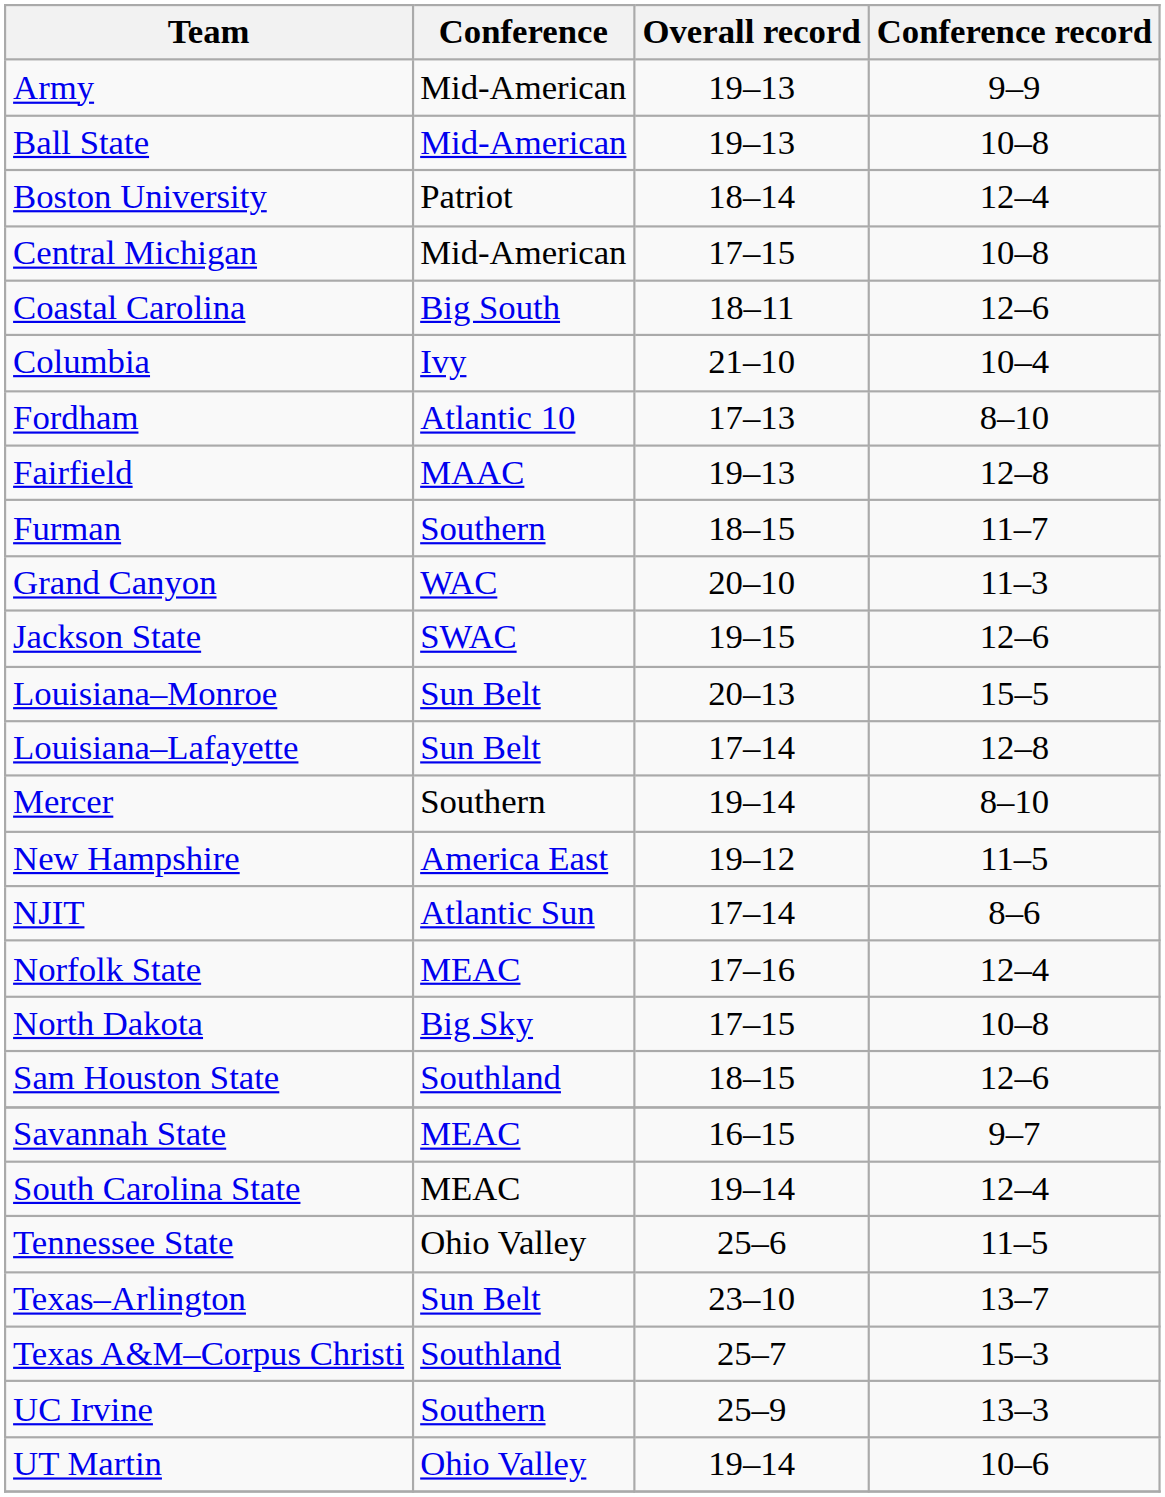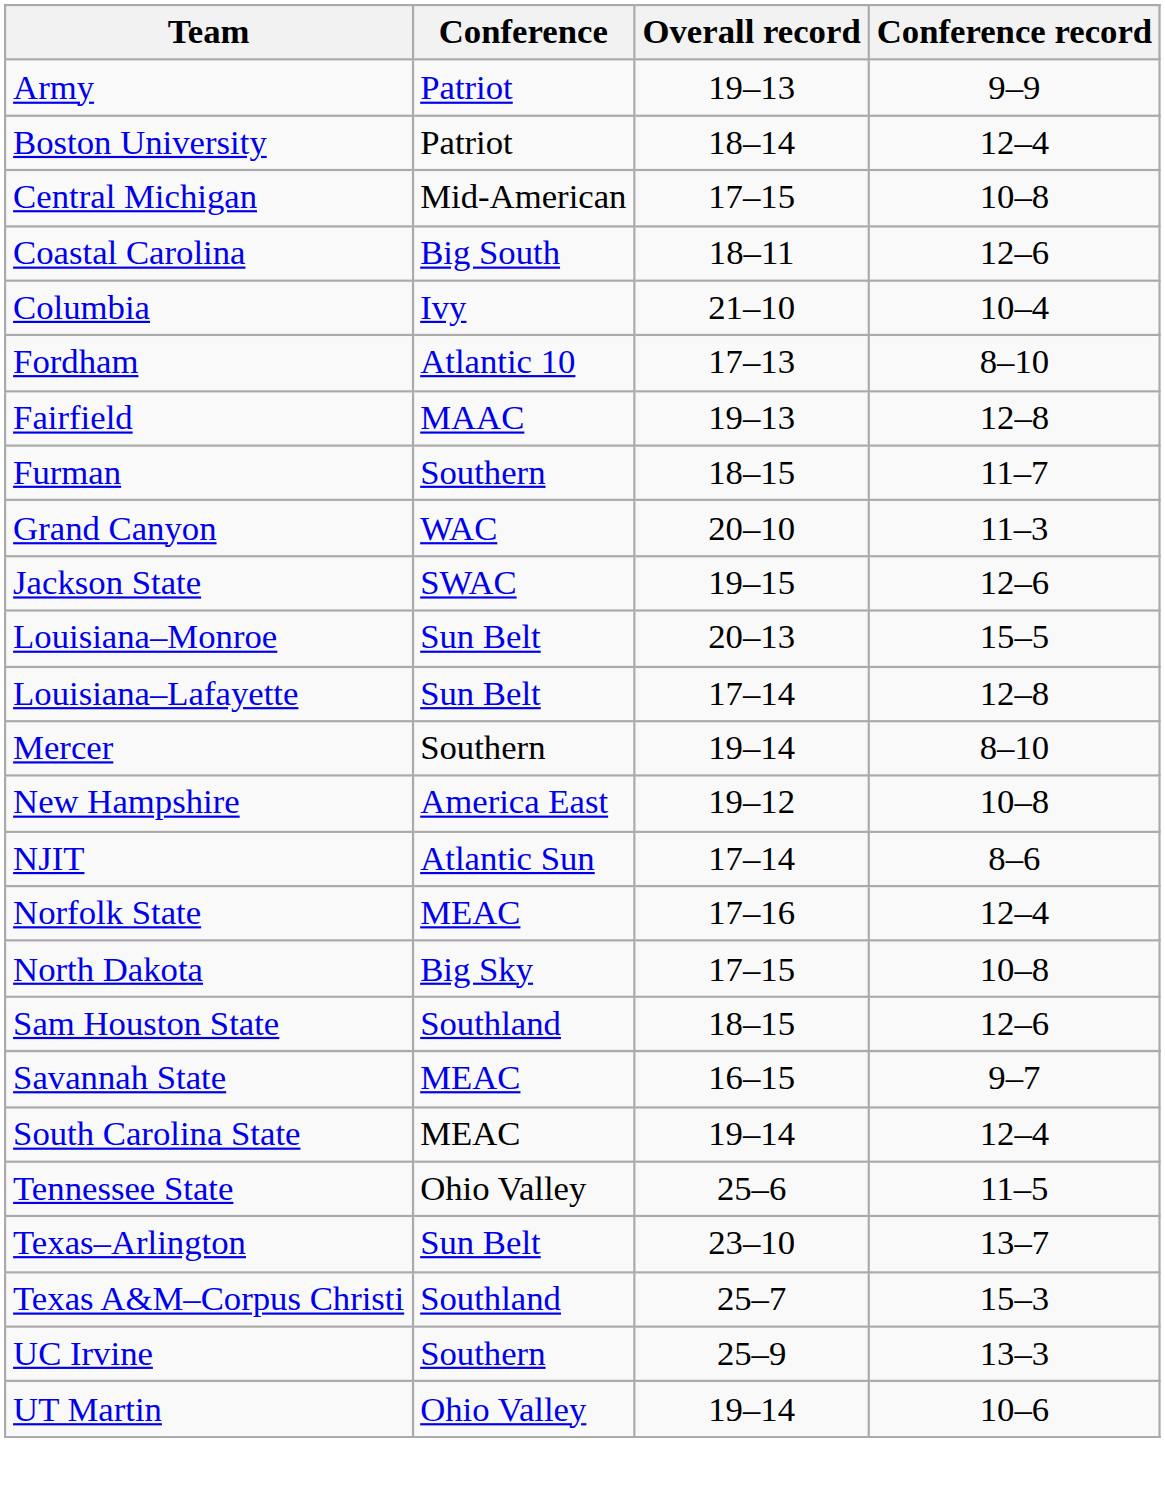(523, 87) Mid-American -> (466, 87) Patriot
- row: (81, 142)
(1014, 857) 11–5 -> (1014, 802) 10–8
